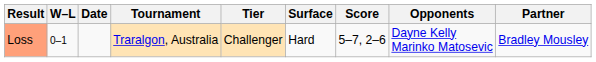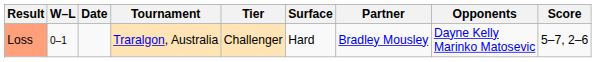columns swapped: (543, 14) <-> (362, 14)
